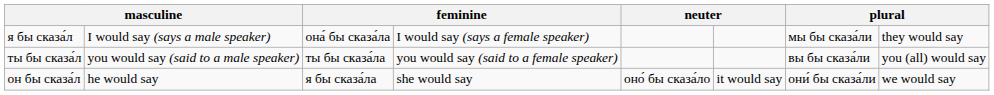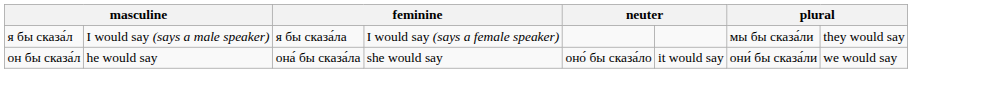(348, 36) она́ бы сказа́ла -> (311, 36) я бы сказа́ла
- row: (44, 57)
(341, 79) я бы сказа́ла -> (318, 57) она́ бы сказа́ла
